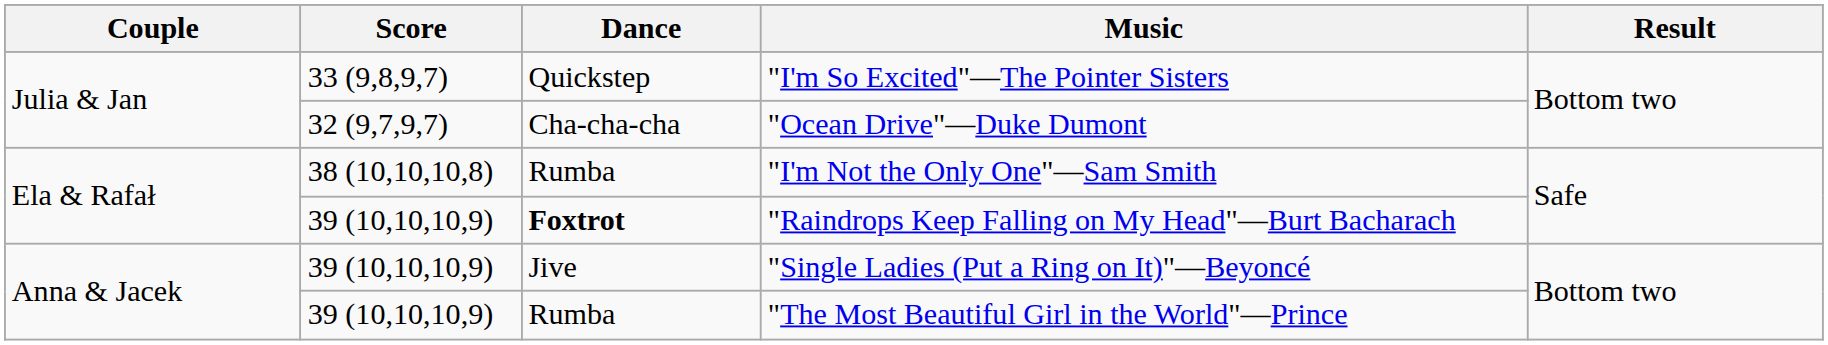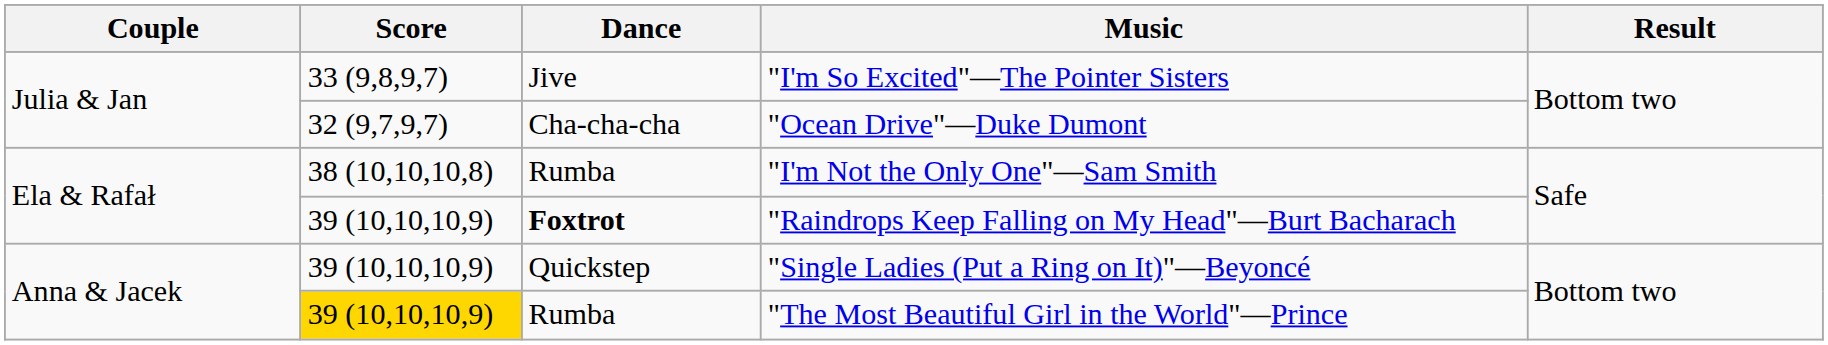(589, 76) Quickstep -> (553, 76) Jive
(553, 266) Jive -> (589, 266) Quickstep
(400, 314) no background -> (400, 314) gold background
